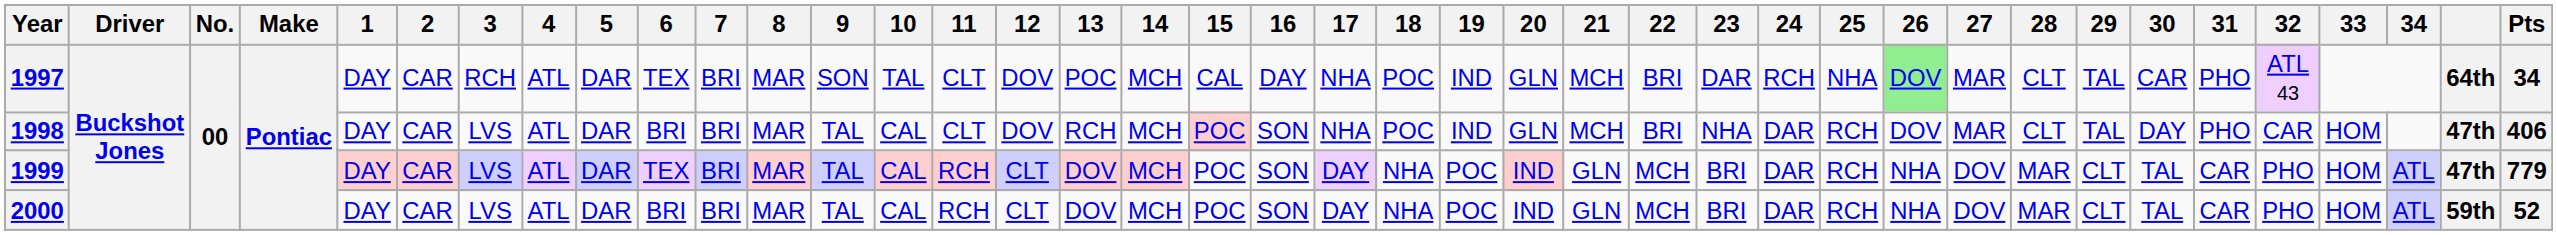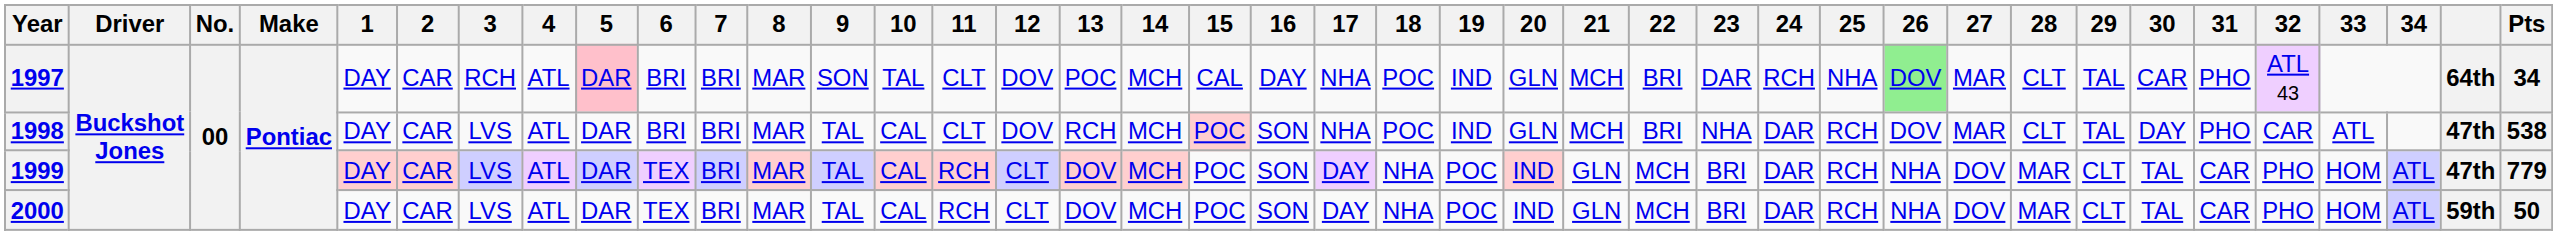(606, 78) no background -> (606, 78) pink background
(666, 78) TEX -> (666, 78) BRI
(2353, 131) HOM -> (2353, 131) ATL
(2527, 131) 406 -> (2527, 131) 538
(666, 210) BRI -> (666, 210) TEX
(2527, 210) 52 -> (2527, 210) 50
